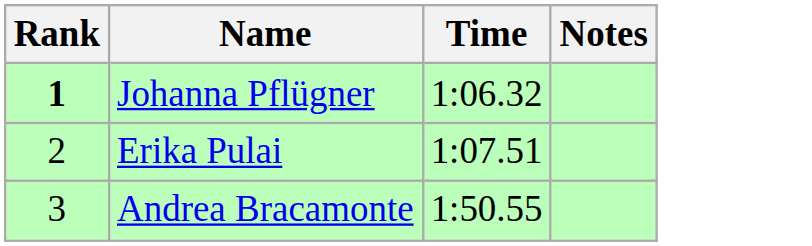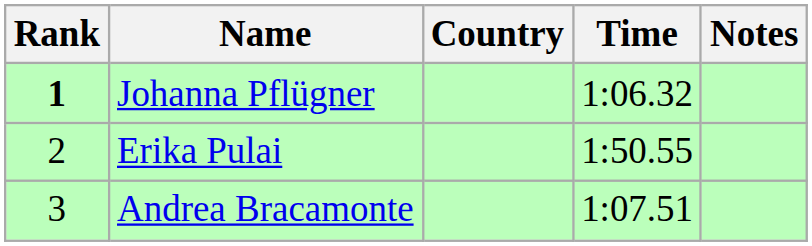+ column: (497, 33)
(487, 151) 1:07.51 -> (637, 151) 1:50.55
(487, 209) 1:50.55 -> (637, 209) 1:07.51
